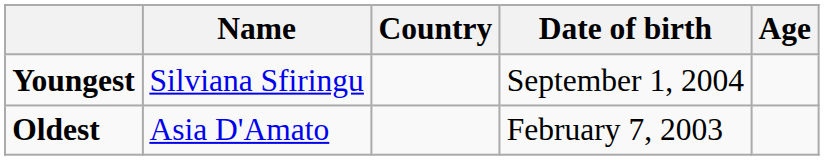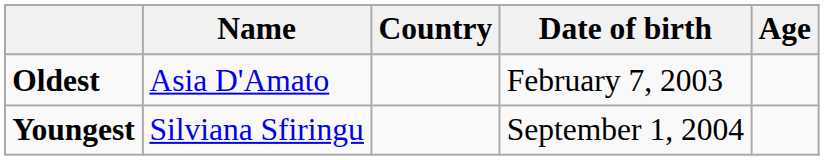rows swapped: (74, 79) <-> (56, 129)
